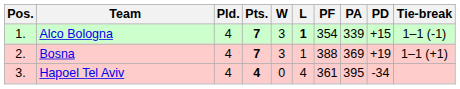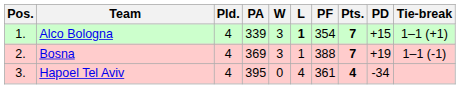columns swapped: (257, 14) <-> (354, 14)
(424, 34) 1–1 (-1) -> (424, 34) 1–1 (+1)
(424, 53) 1–1 (+1) -> (424, 53) 1–1 (-1)
